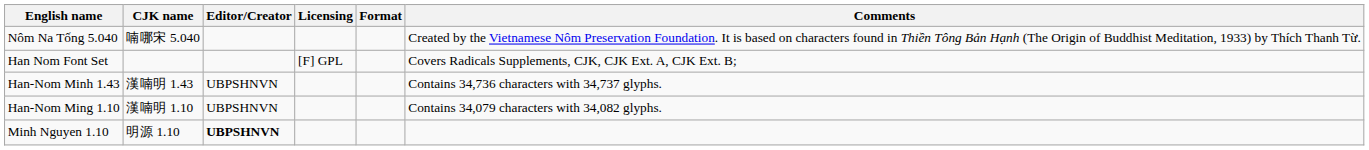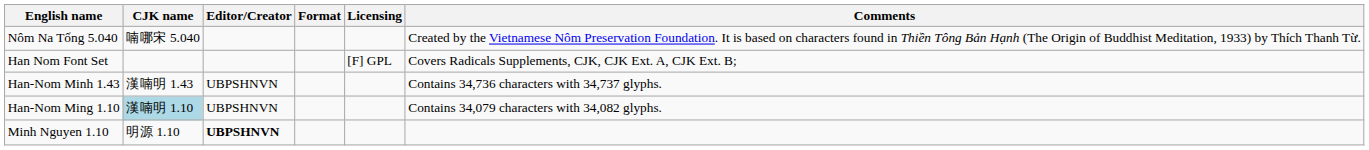columns swapped: (325, 15) <-> (381, 15)
(160, 108) no background -> (160, 108) lightblue background
